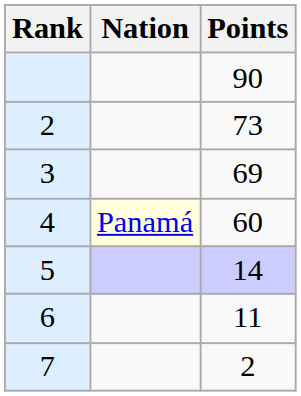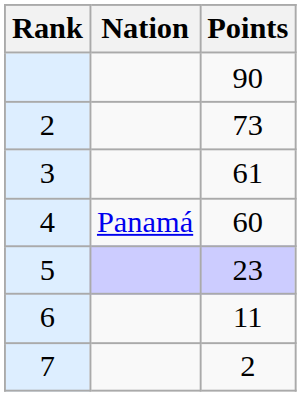(248, 173) 69 -> (248, 173) 61
(145, 221) lightyellow background -> (145, 221) no background
(248, 269) 14 -> (248, 269) 23
